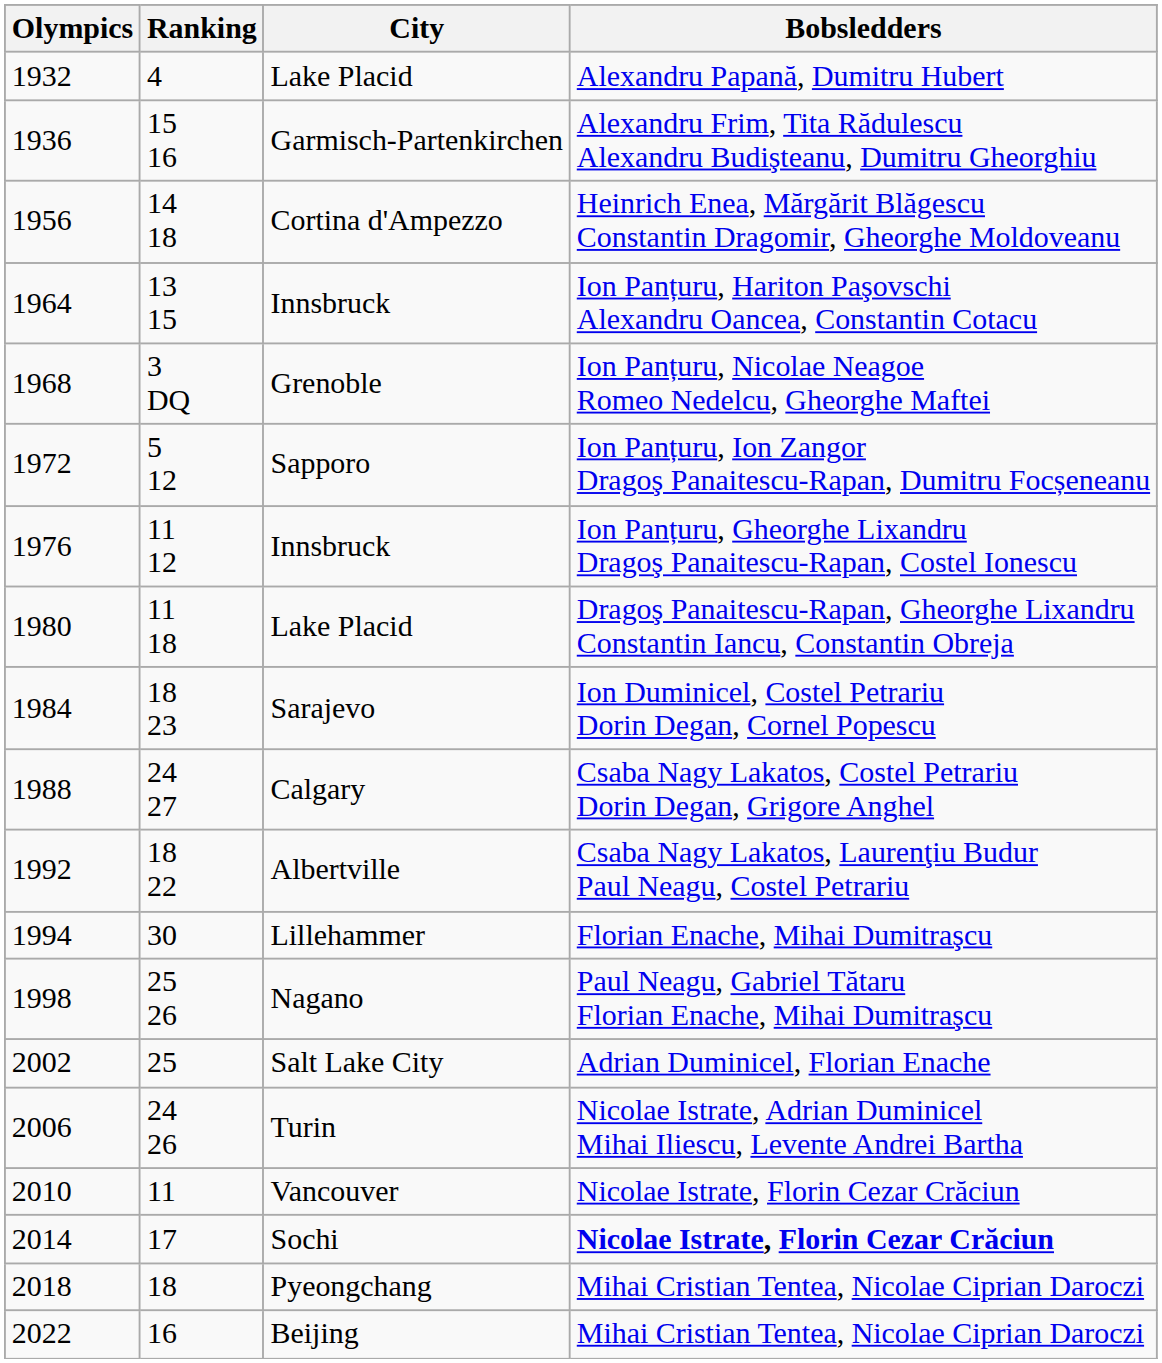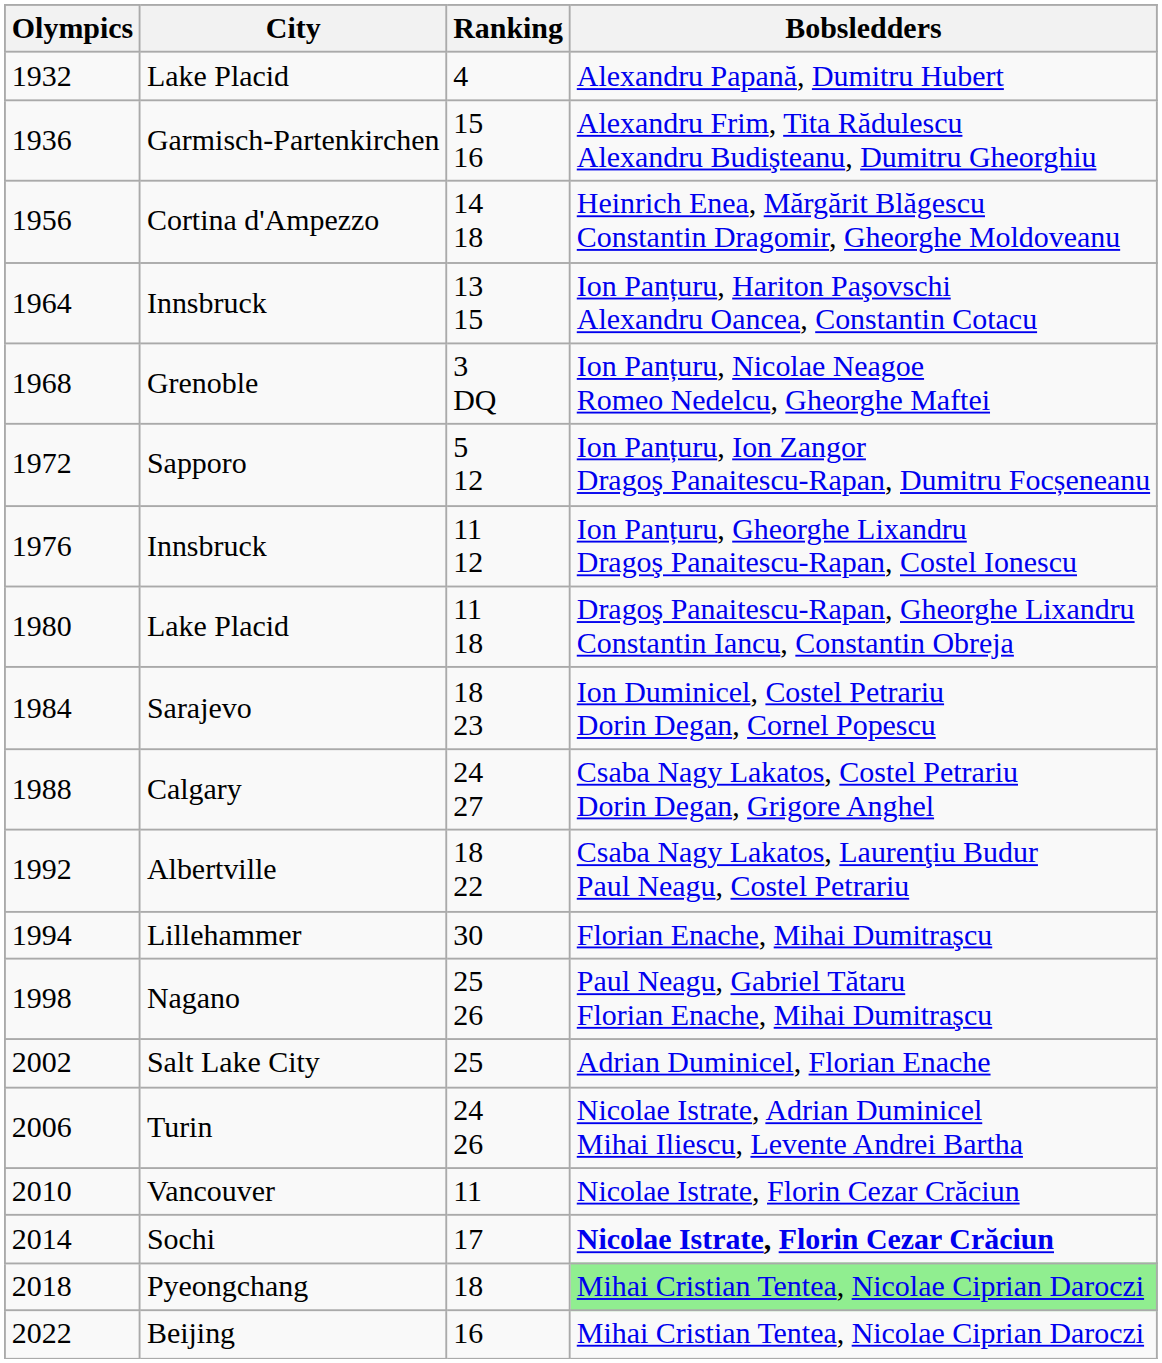columns swapped: (417, 28) <-> (202, 28)
(860, 1286) no background -> (860, 1286) lightgreen background
